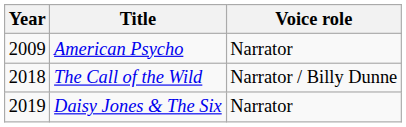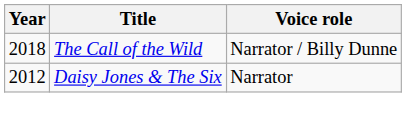- row: (119, 48)
(27, 106) 2019 -> (27, 77) 2012
